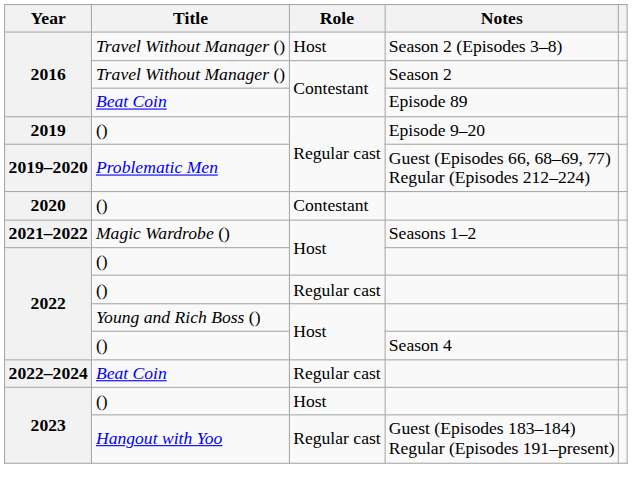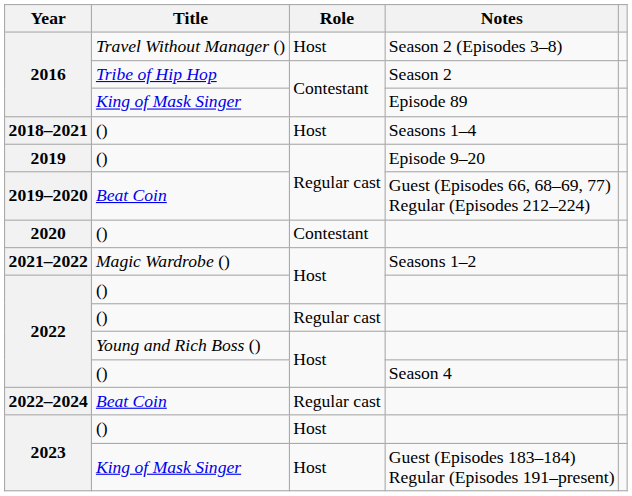(191, 74) Travel Without Manager () -> (156, 74) Tribe of Hip Hop
(131, 102) Beat Coin -> (169, 102) King of Mask Singer
+ row: (48, 130)
(157, 167) Problematic Men -> (131, 195) Beat Coin
(159, 438) Hangout with Yoo -> (169, 466) King of Mask Singer
(337, 438) Regular cast -> (310, 466) Host
